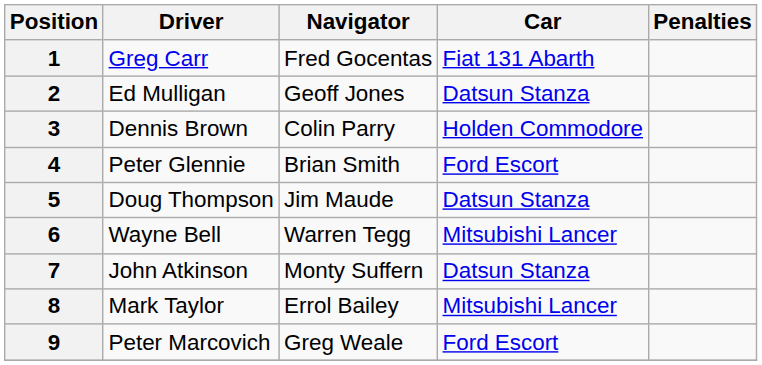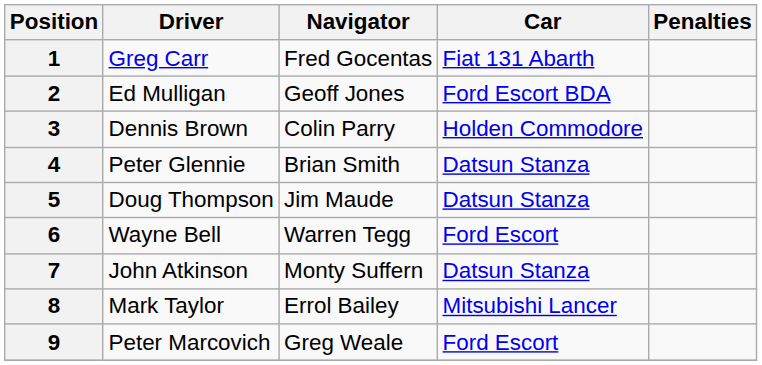(516, 93) Datsun Stanza -> (527, 93) Ford Escort BDA
(500, 164) Ford Escort -> (516, 164) Datsun Stanza
(530, 235) Mitsubishi Lancer -> (500, 235) Ford Escort
